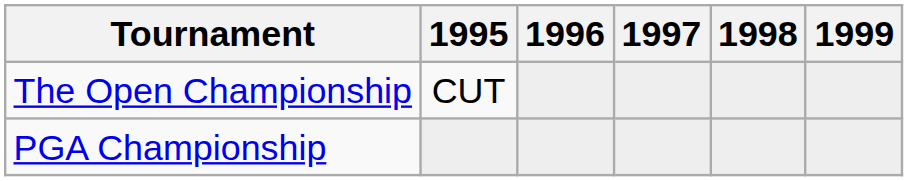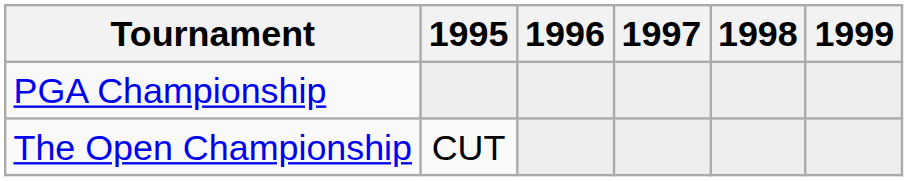rows swapped: (213, 91) <-> (170, 147)
